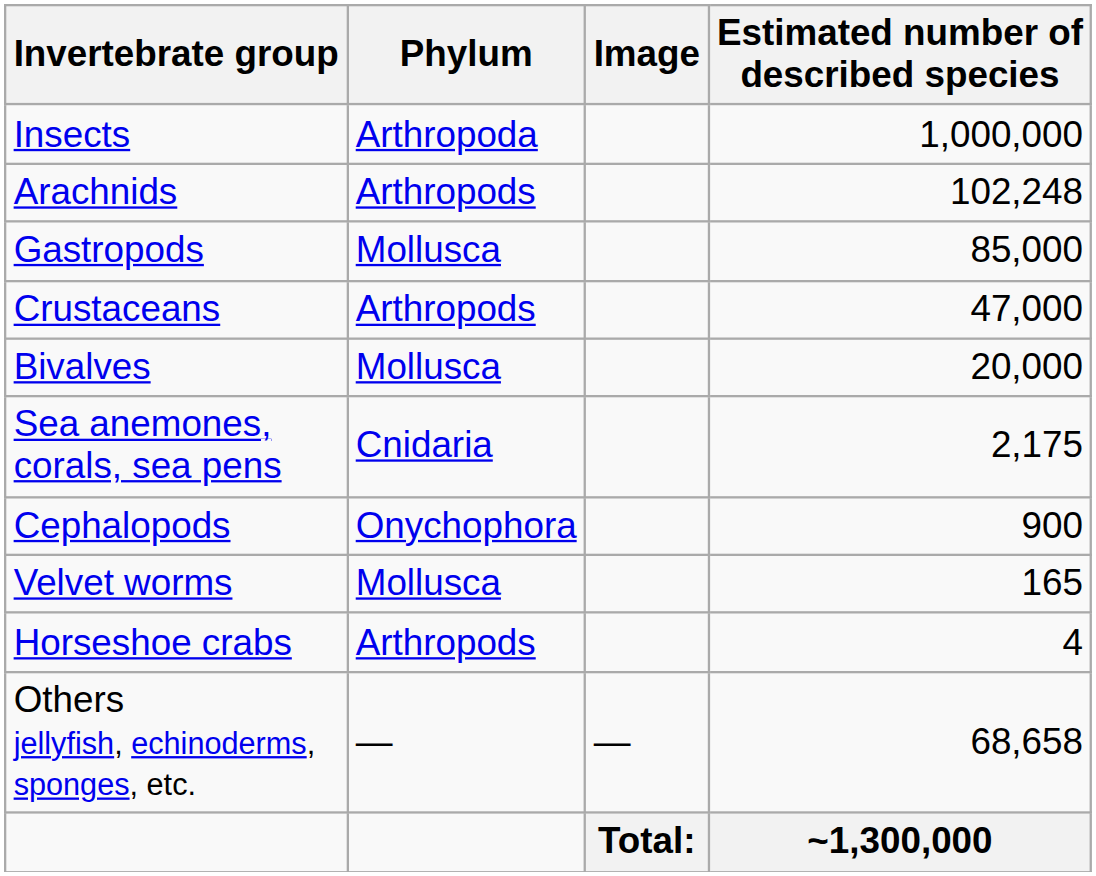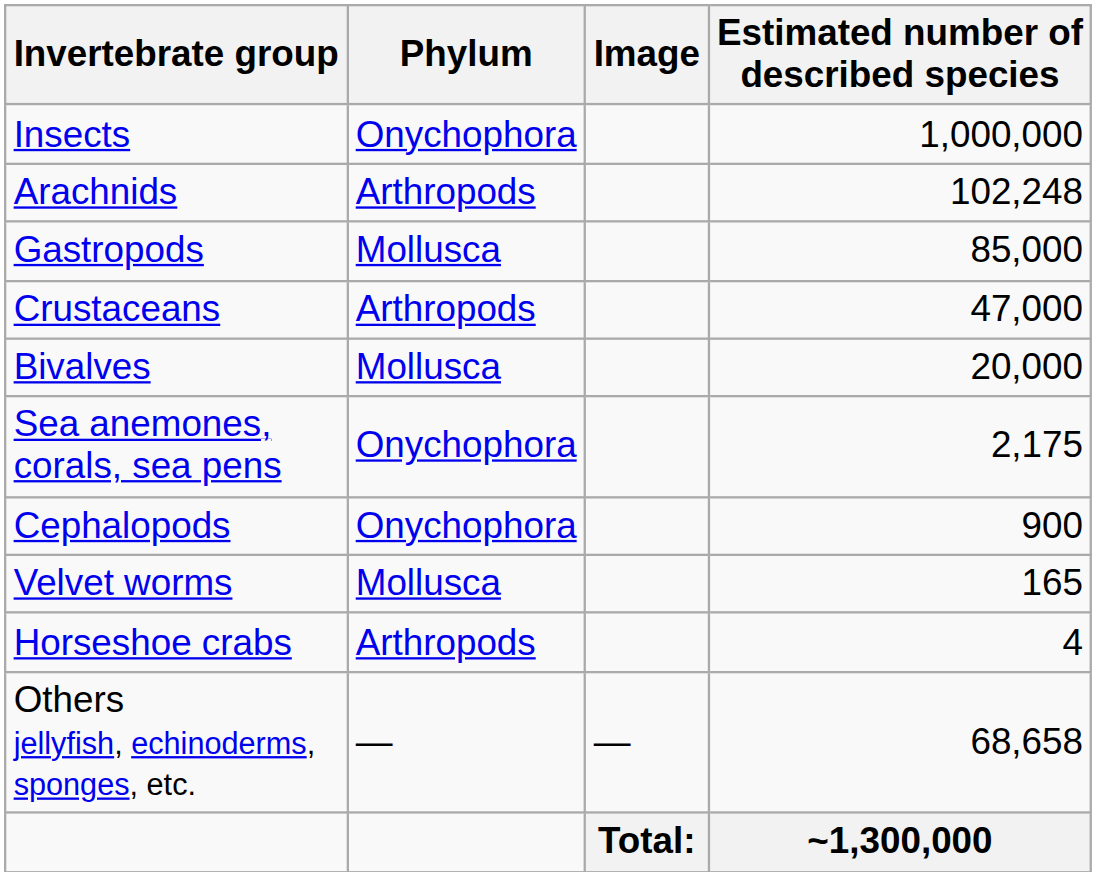(447, 133) Arthropoda -> (466, 133) Onychophora
(424, 445) Cnidaria -> (466, 445) Onychophora
